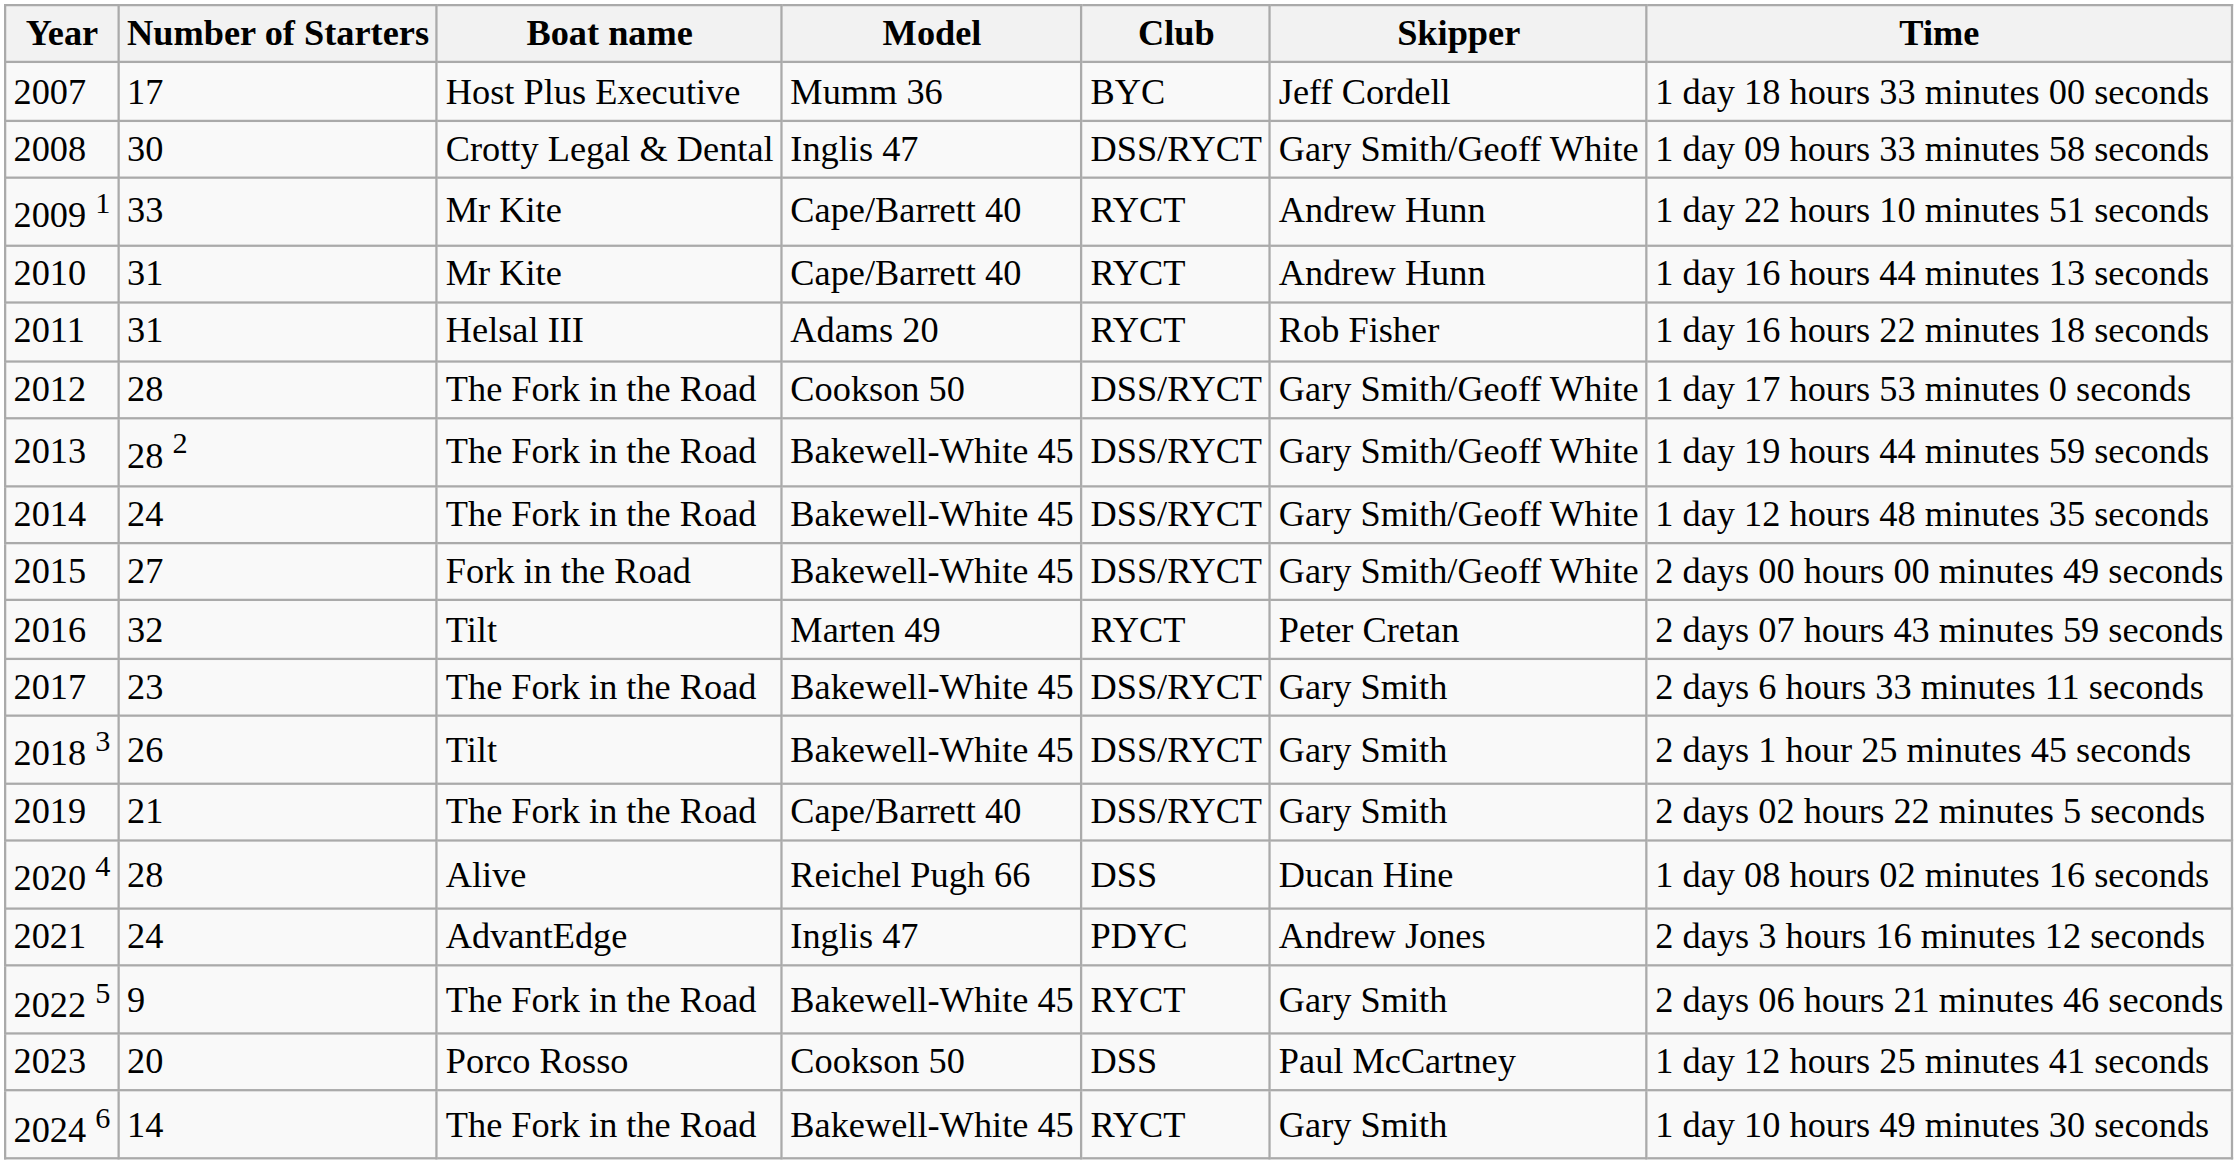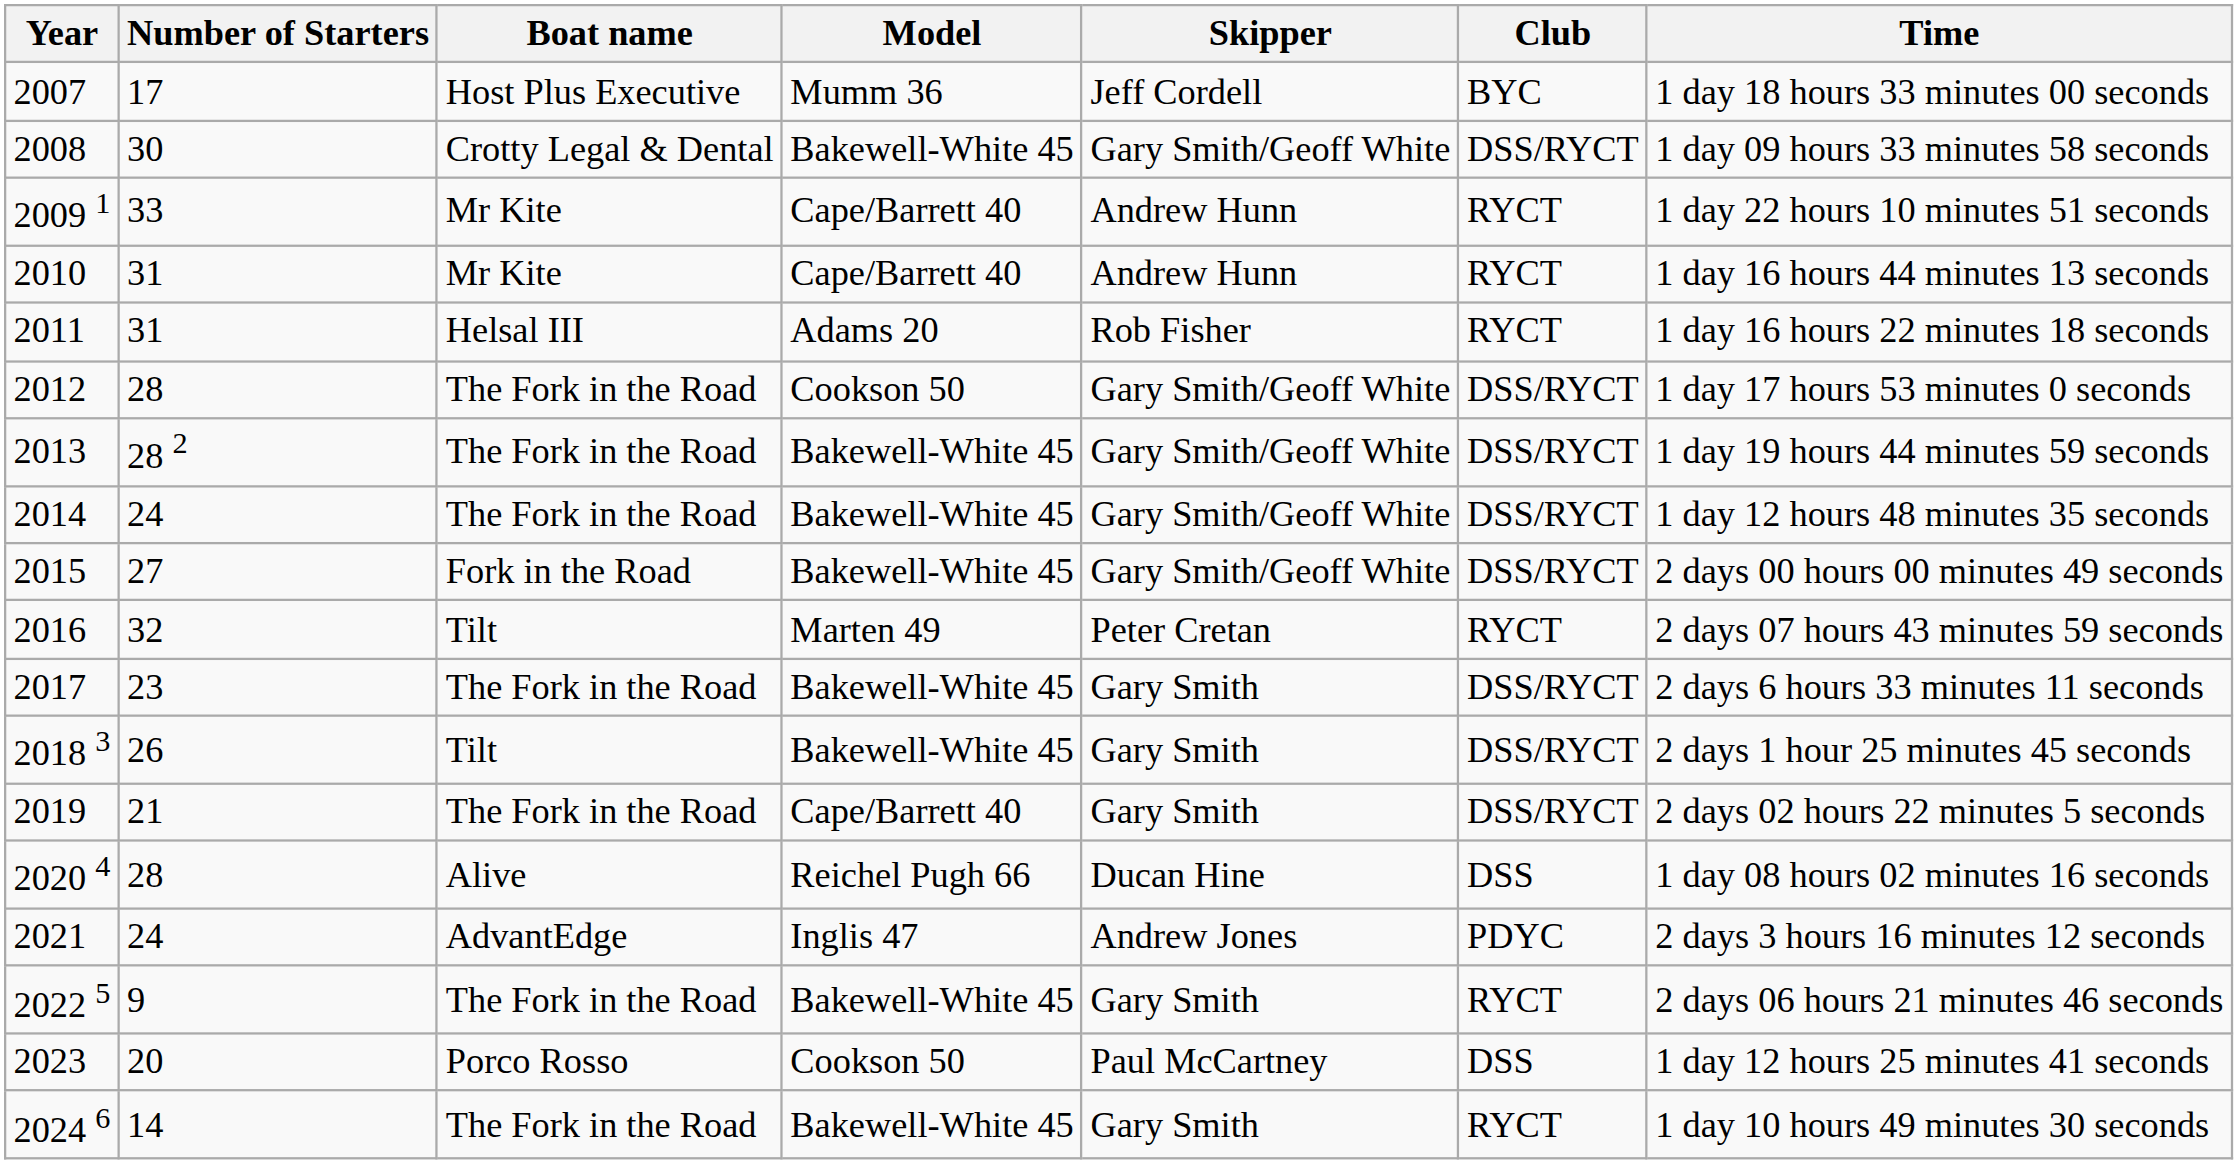columns swapped: (1459, 33) <-> (1176, 33)
(854, 148) Inglis 47 -> (932, 148) Bakewell-White 45
